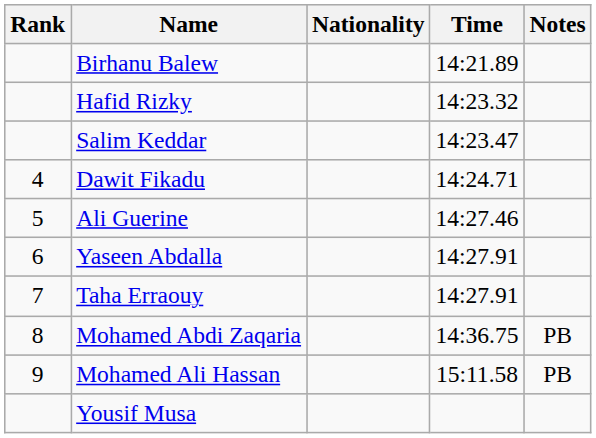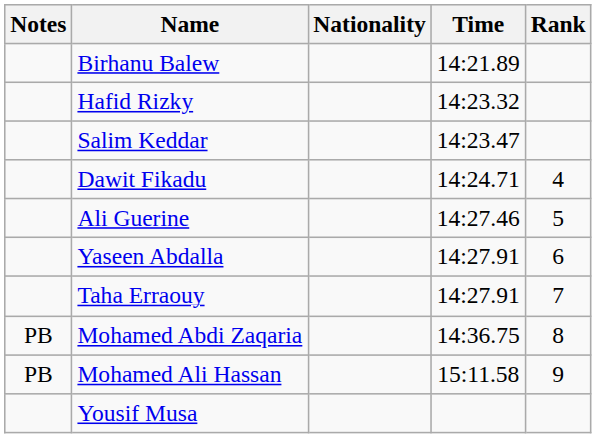columns swapped: (38, 24) <-> (558, 24)
